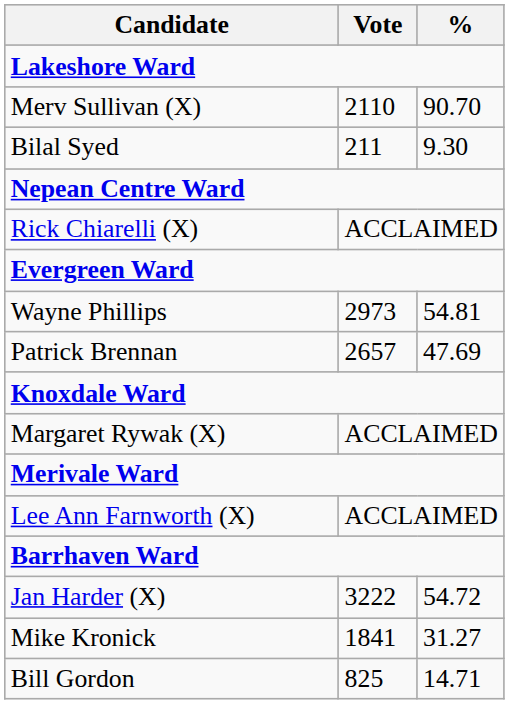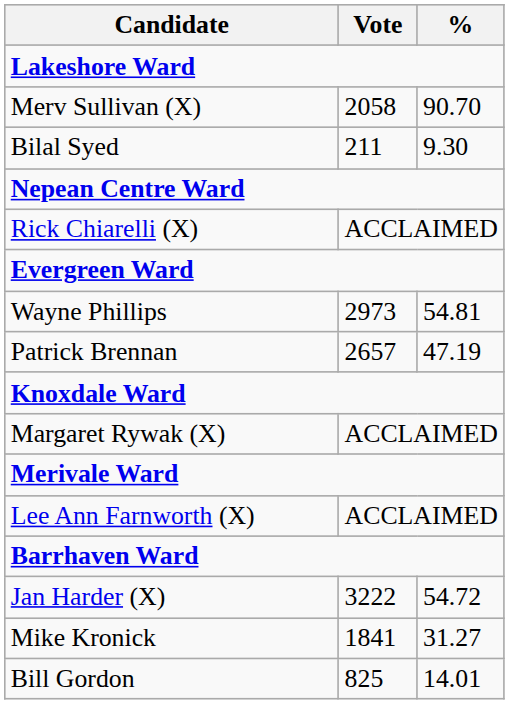(370, 106) 2110 -> (370, 106) 2058
(452, 351) 47.69 -> (452, 351) 47.19
(452, 678) 14.71 -> (452, 678) 14.01
